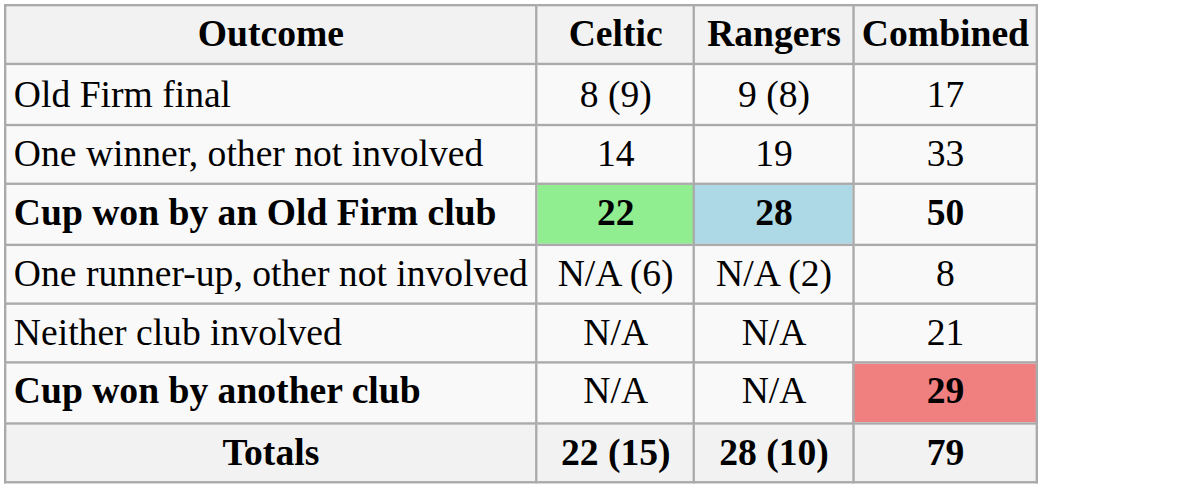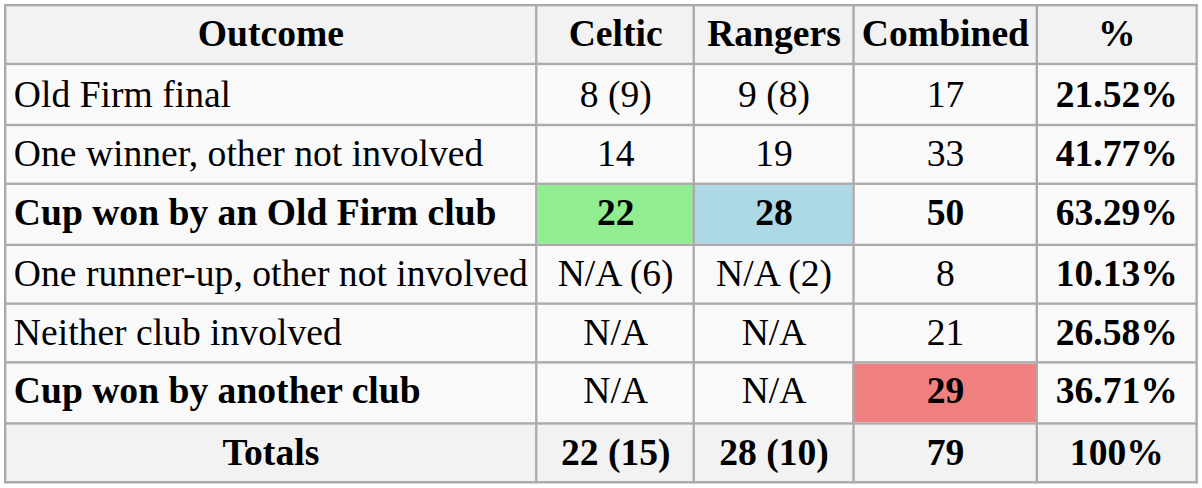+ column: (1117, 34)
